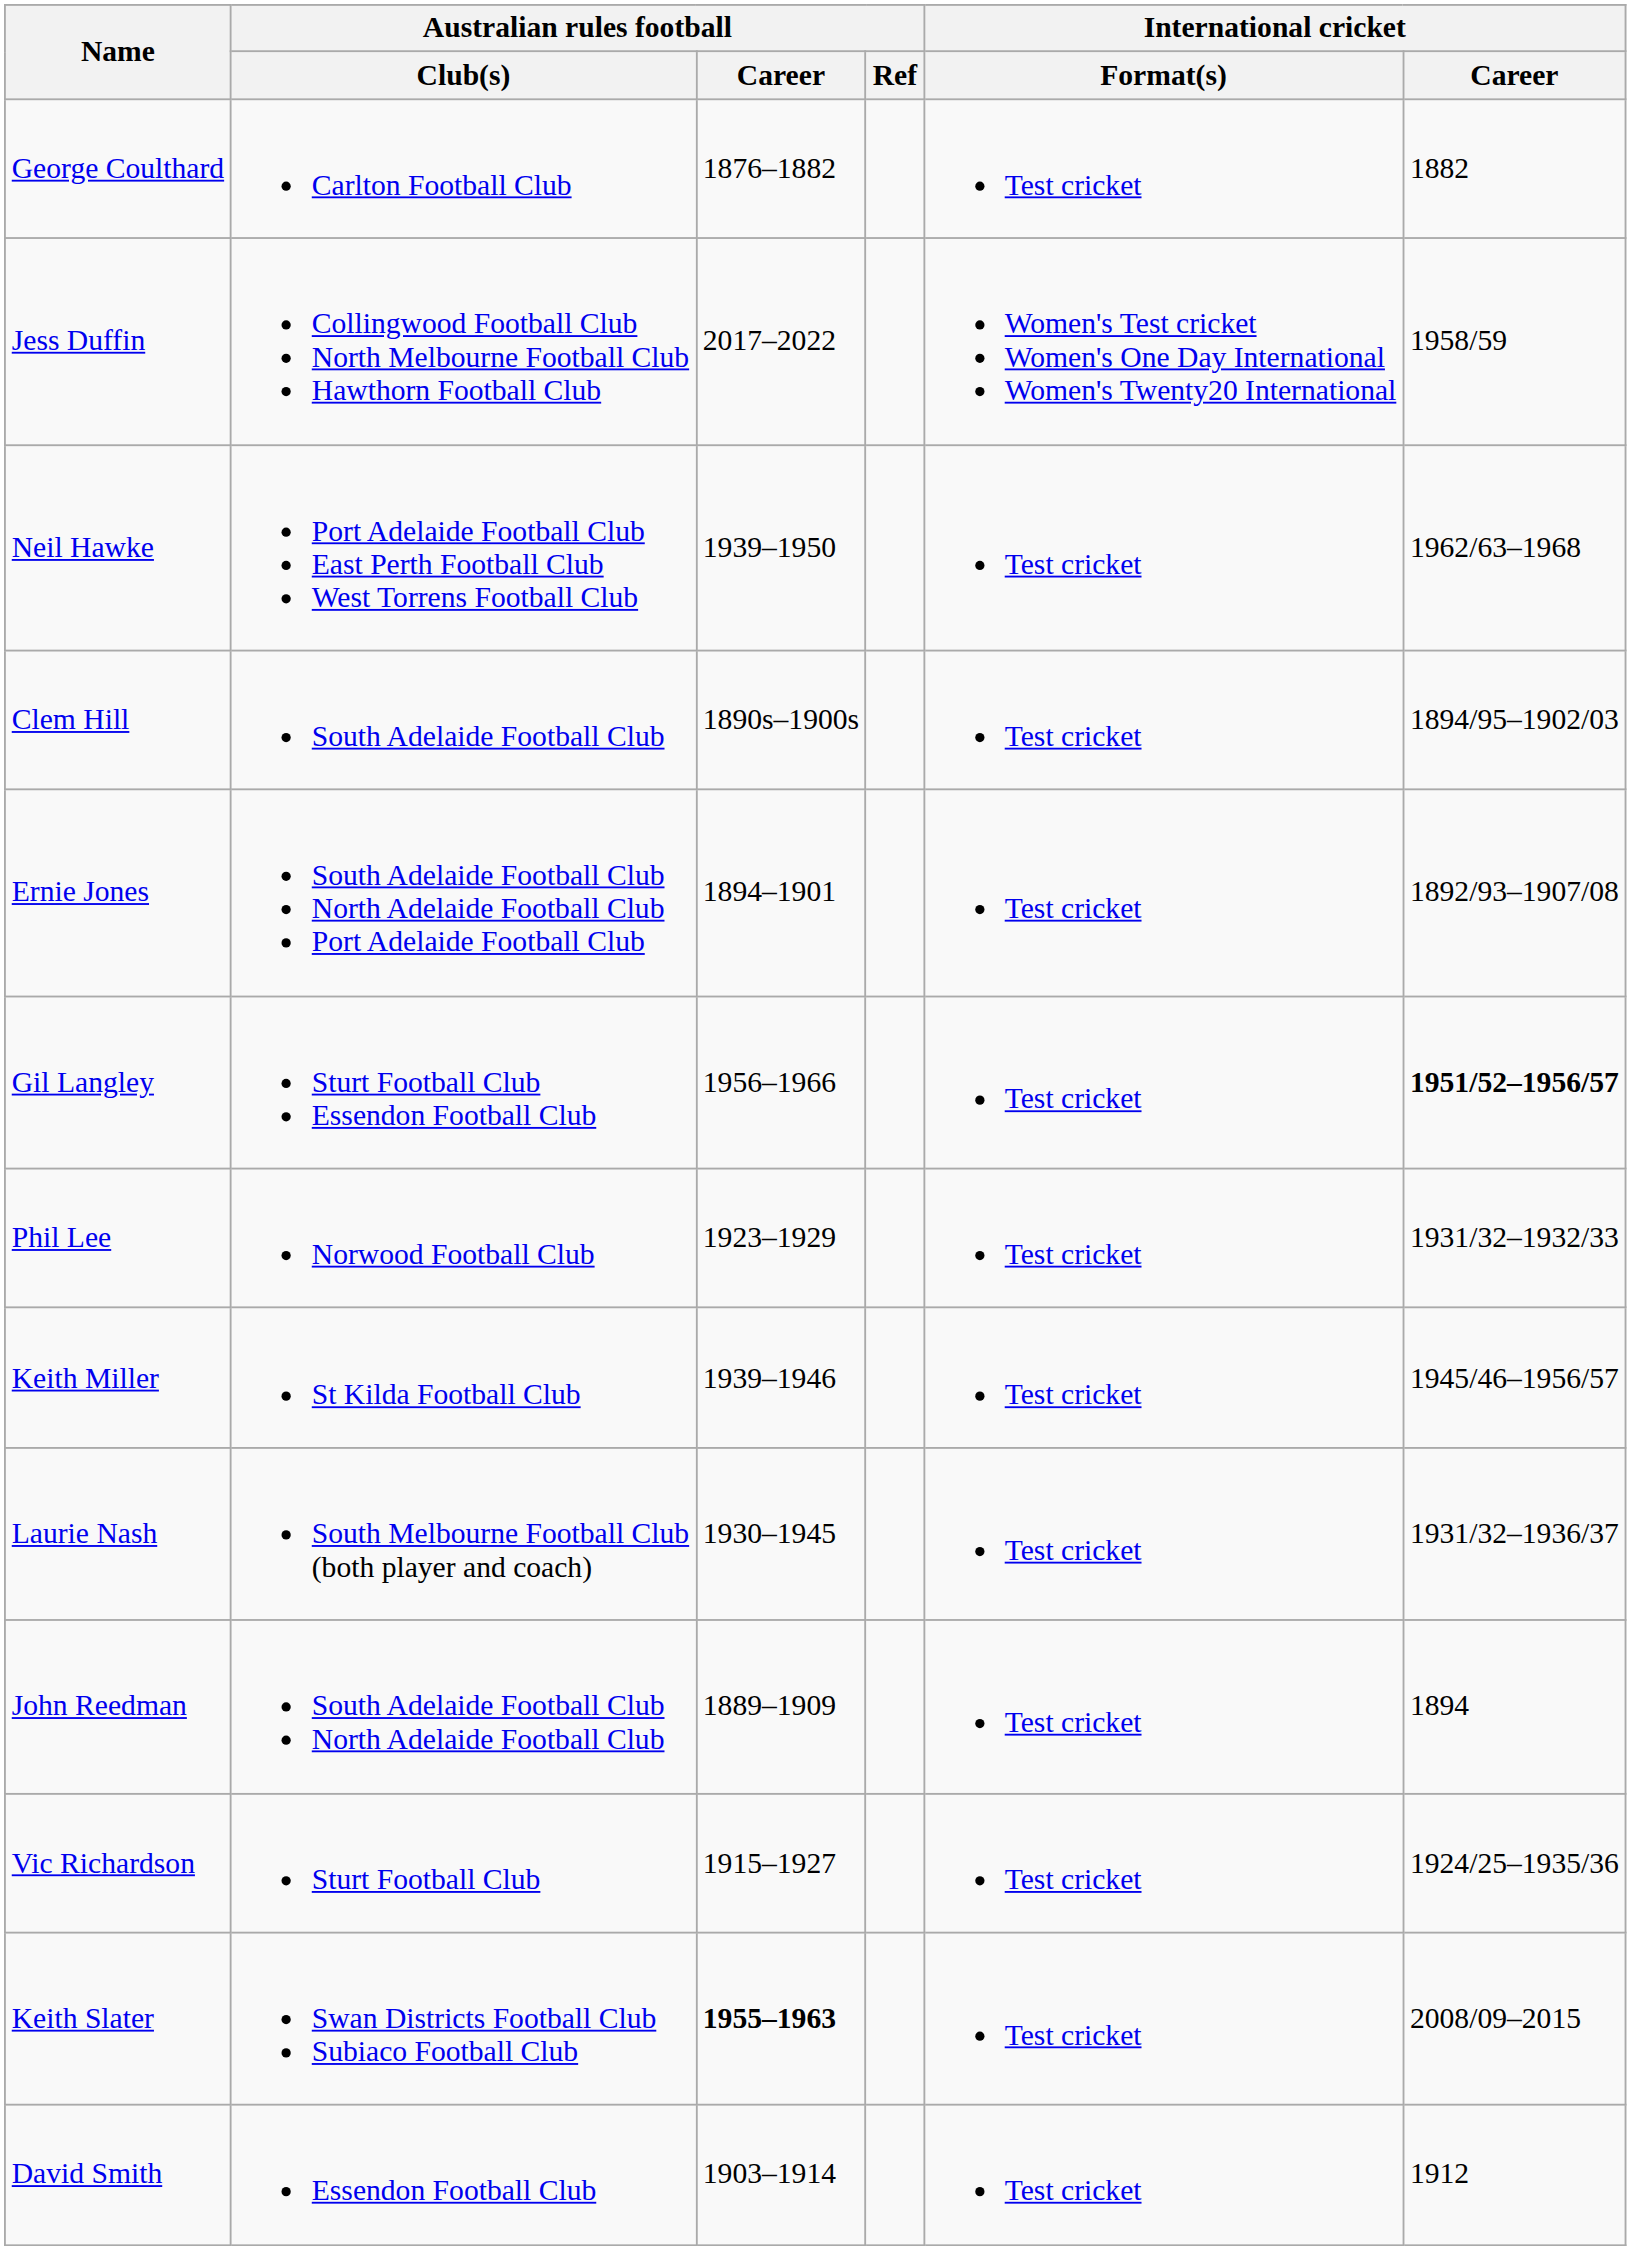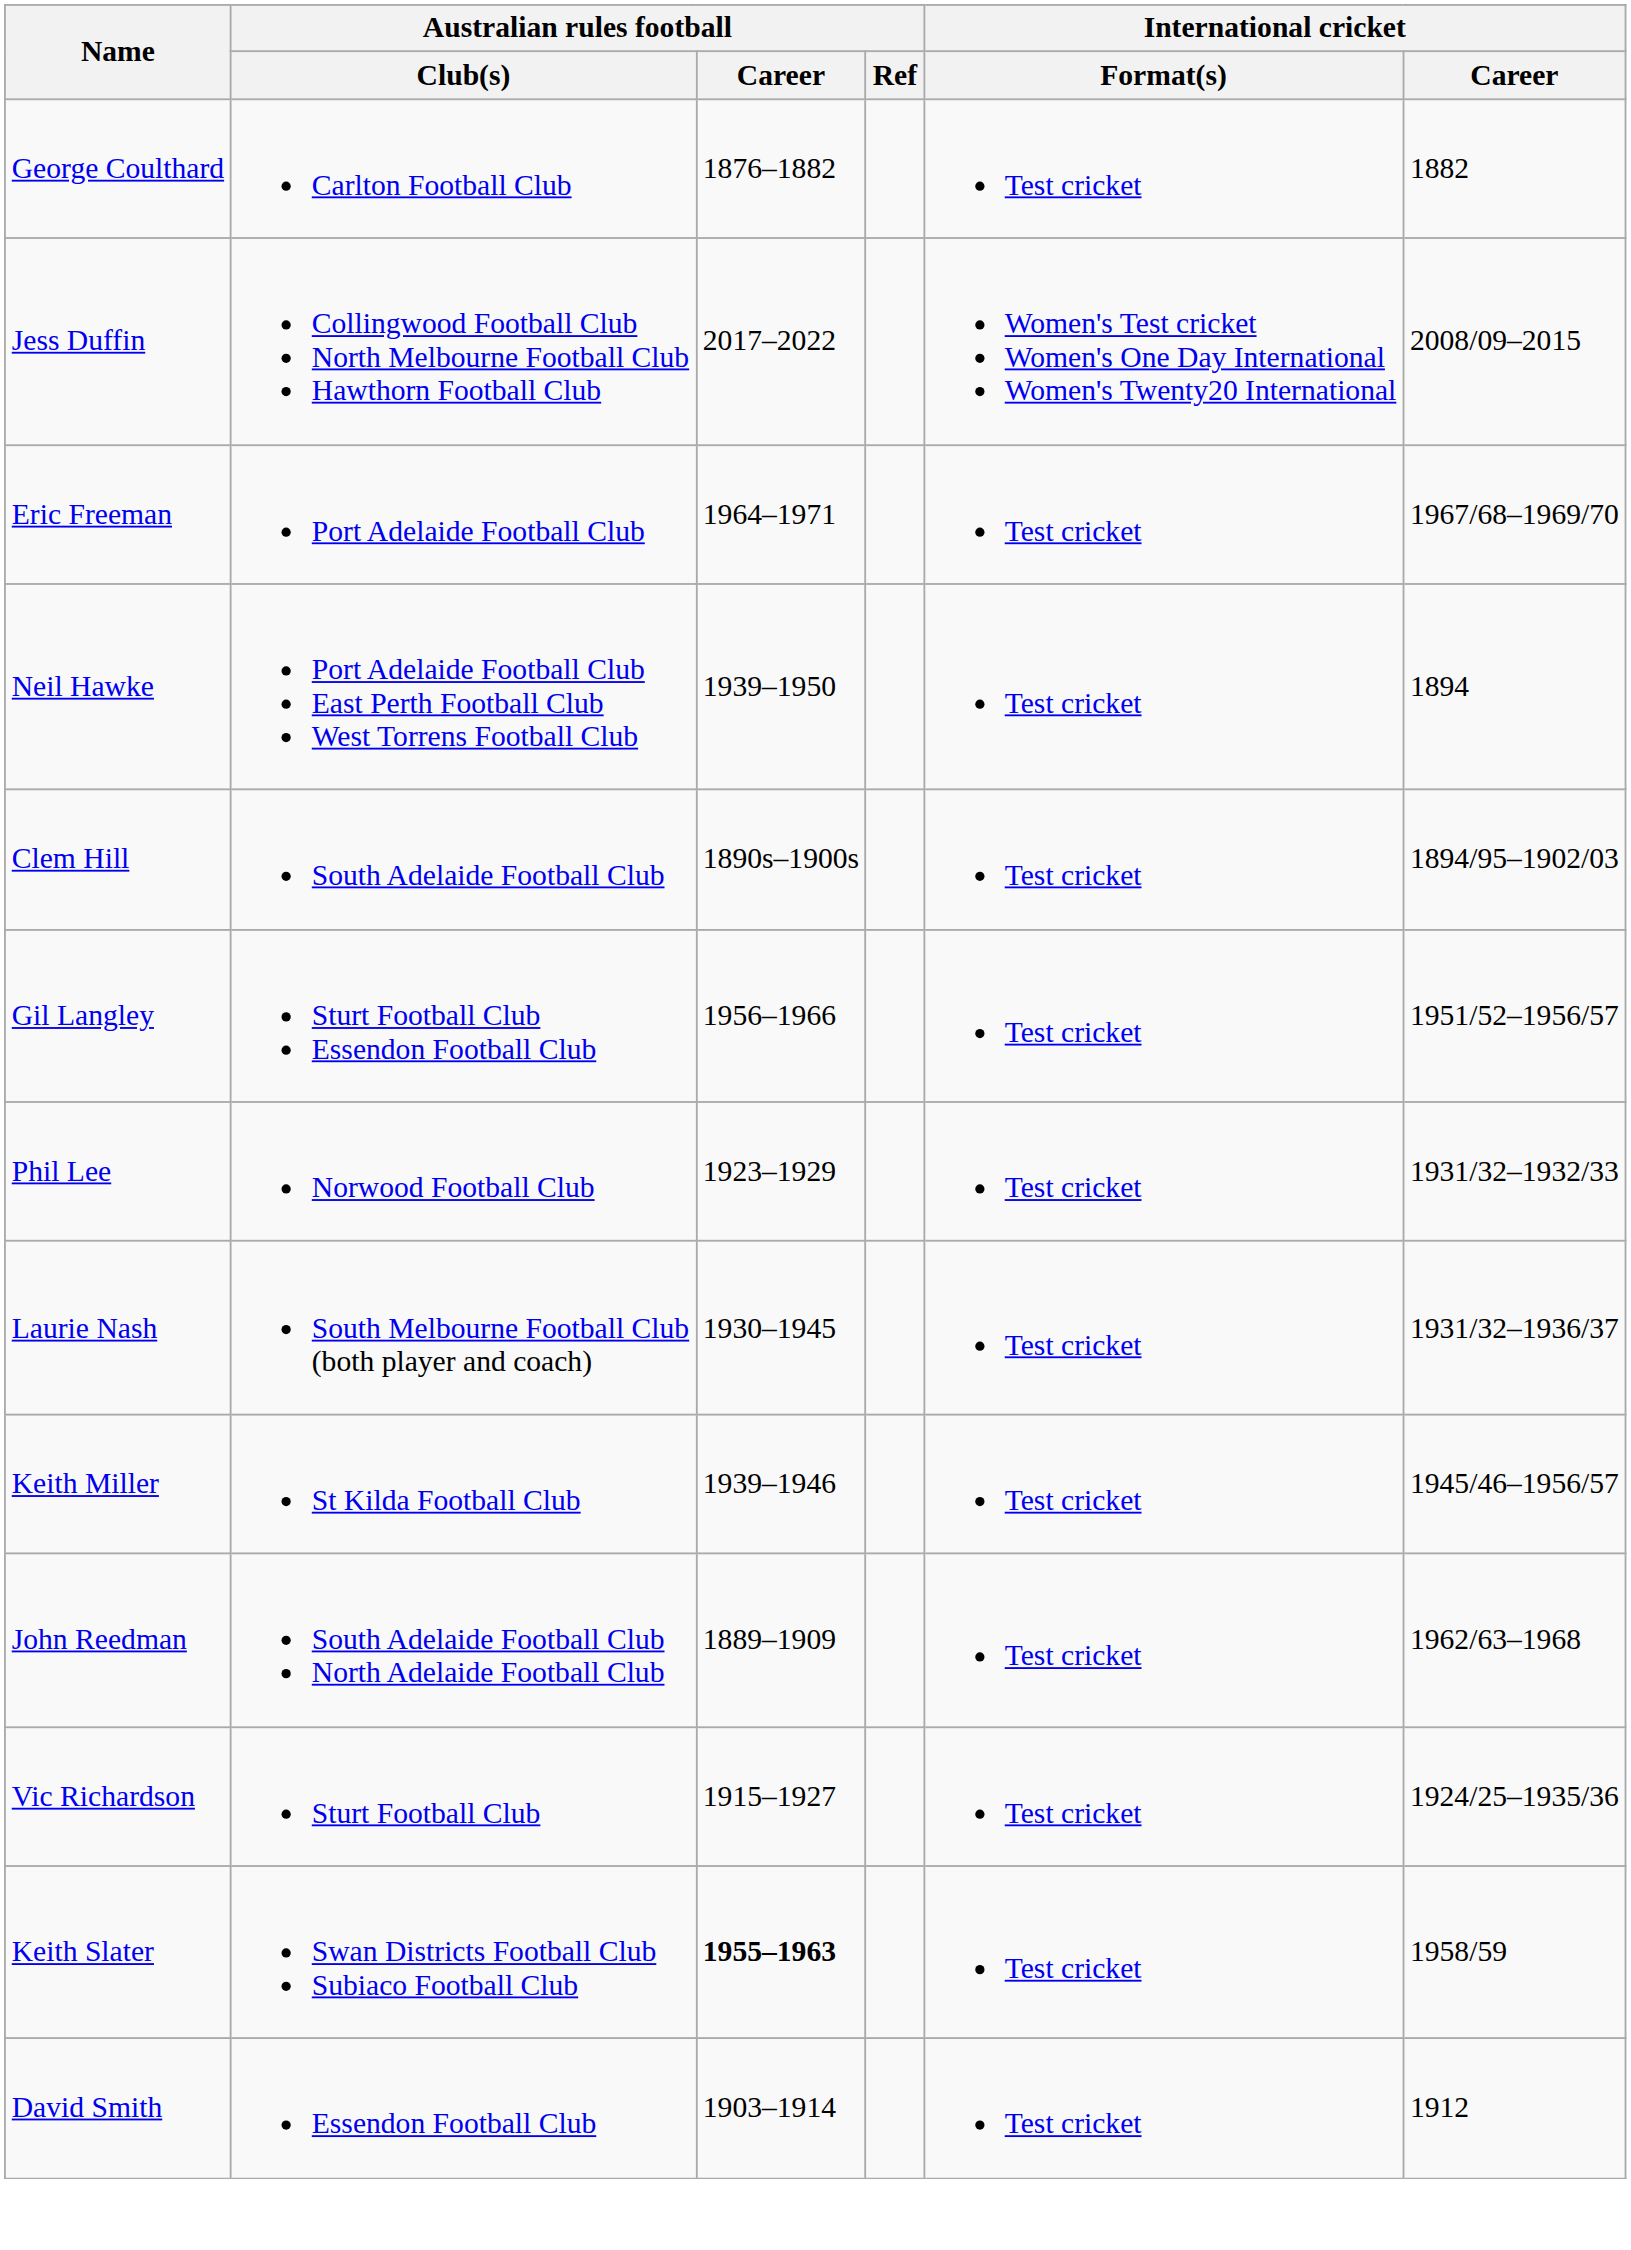(1458, 340) 1958/59 -> (1495, 340) 2008/09–2015
+ row: (92, 513)
(1495, 546) 1962/63–1968 -> (1440, 686) 1894
- row: (80, 892)
(1514, 1081) bold -> (1514, 1015) normal
rows swapped: (85, 1377) <-> (84, 1533)
(1440, 1706) 1894 -> (1495, 1639) 1962/63–1968
(1495, 2018) 2008/09–2015 -> (1458, 1951) 1958/59
